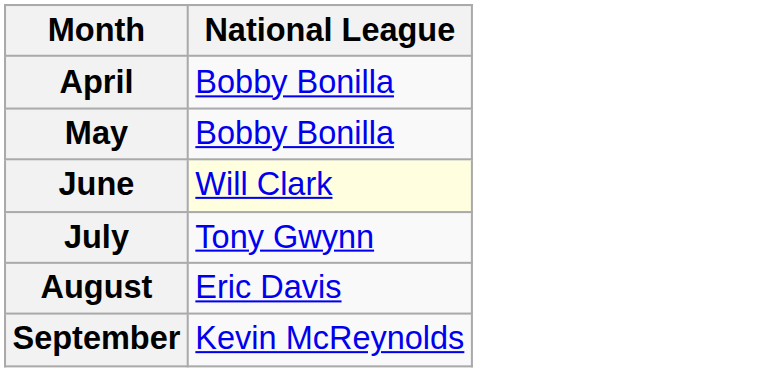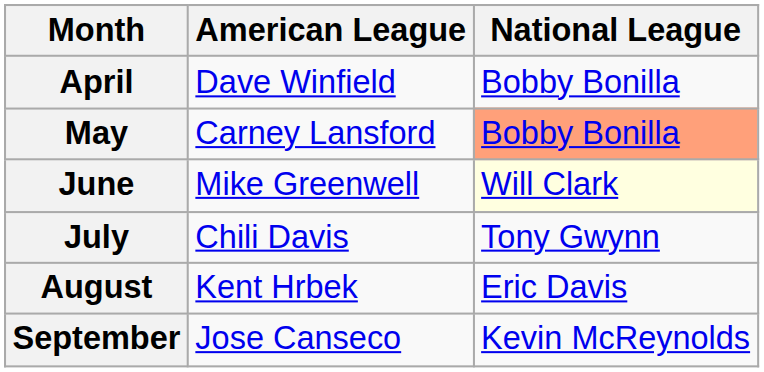+ column: (331, 30)
(295, 133) no background -> (580, 133) lightsalmon background
